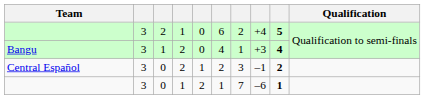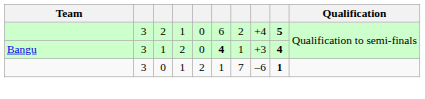(221, 49) normal -> (221, 49) bold
- row: (43, 67)
